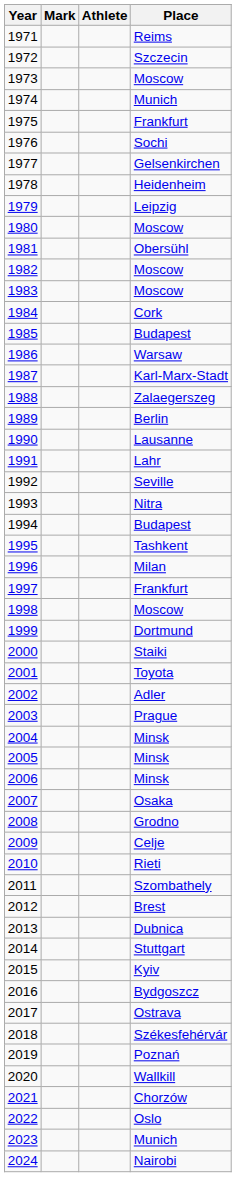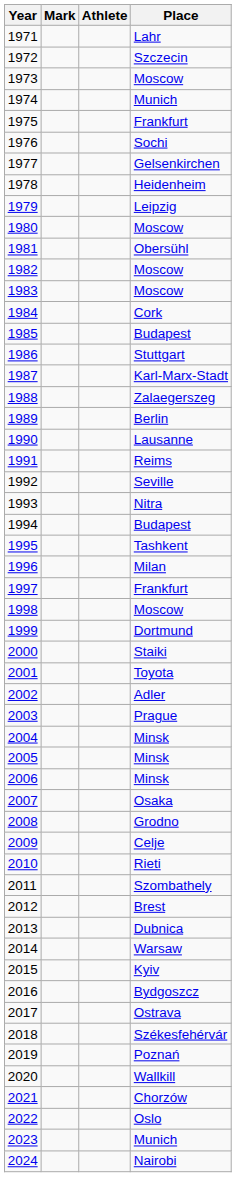(153, 36) Reims -> (147, 36) Lahr
(158, 354) Warsaw -> (159, 354) Stuttgart
(147, 460) Lahr -> (153, 460) Reims
(159, 949) Stuttgart -> (158, 949) Warsaw
